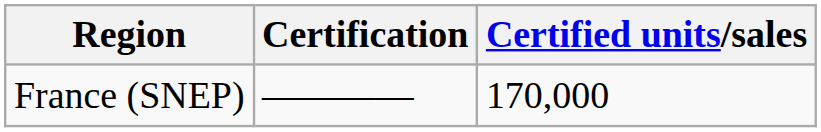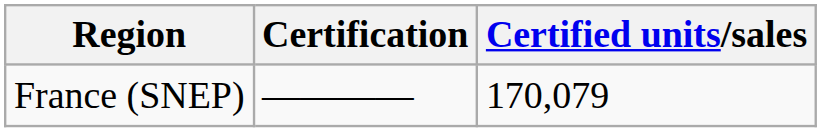(548, 94) 170,000 -> (548, 94) 170,079
